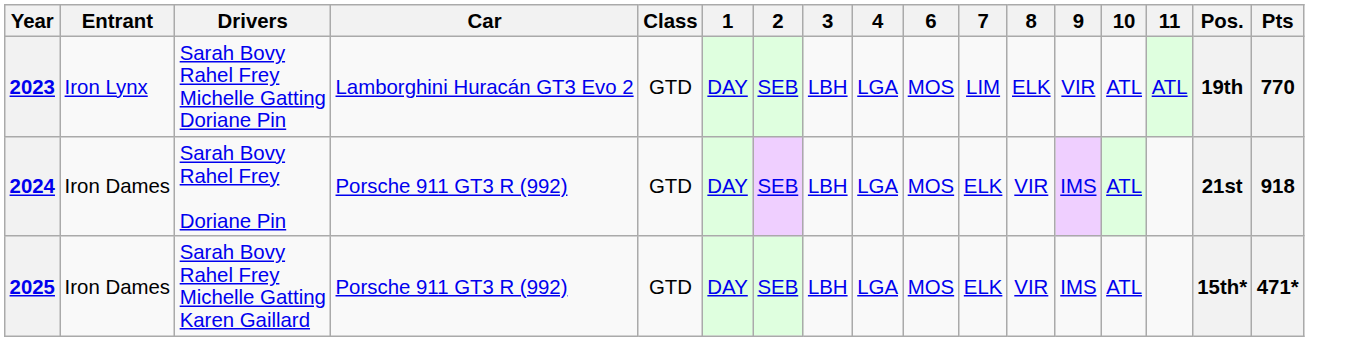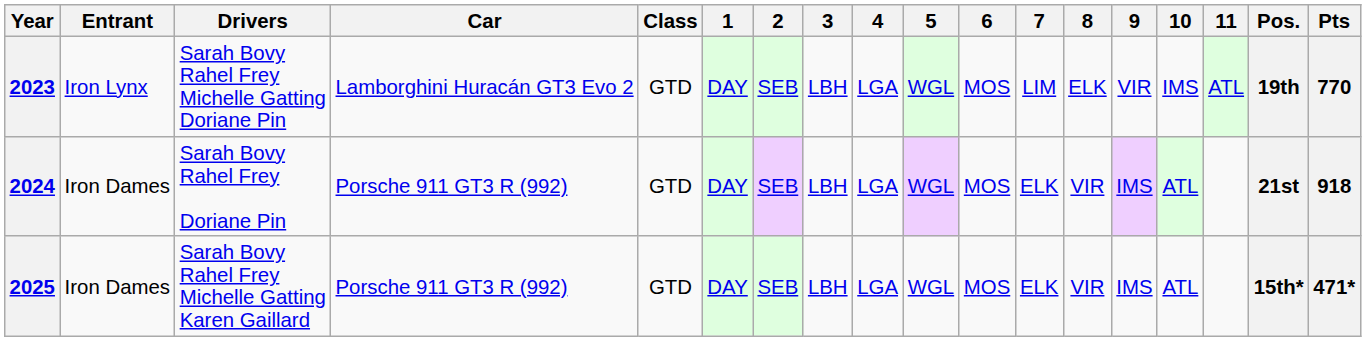+ column: (931, 20)
(1124, 86) ATL -> (1180, 86) IMS
